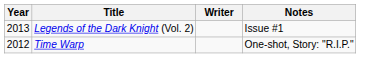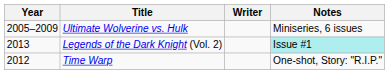+ row: (125, 28)
(264, 28) no background -> (292, 45) paleturquoise background
